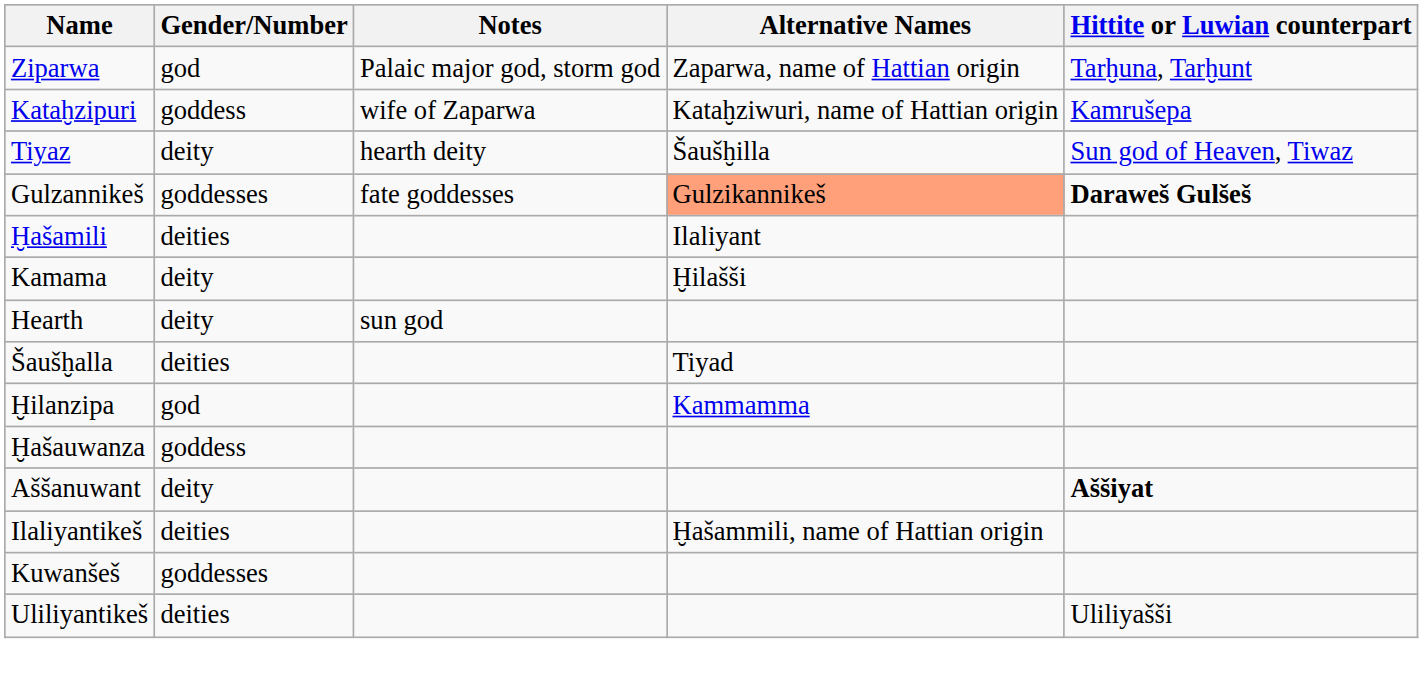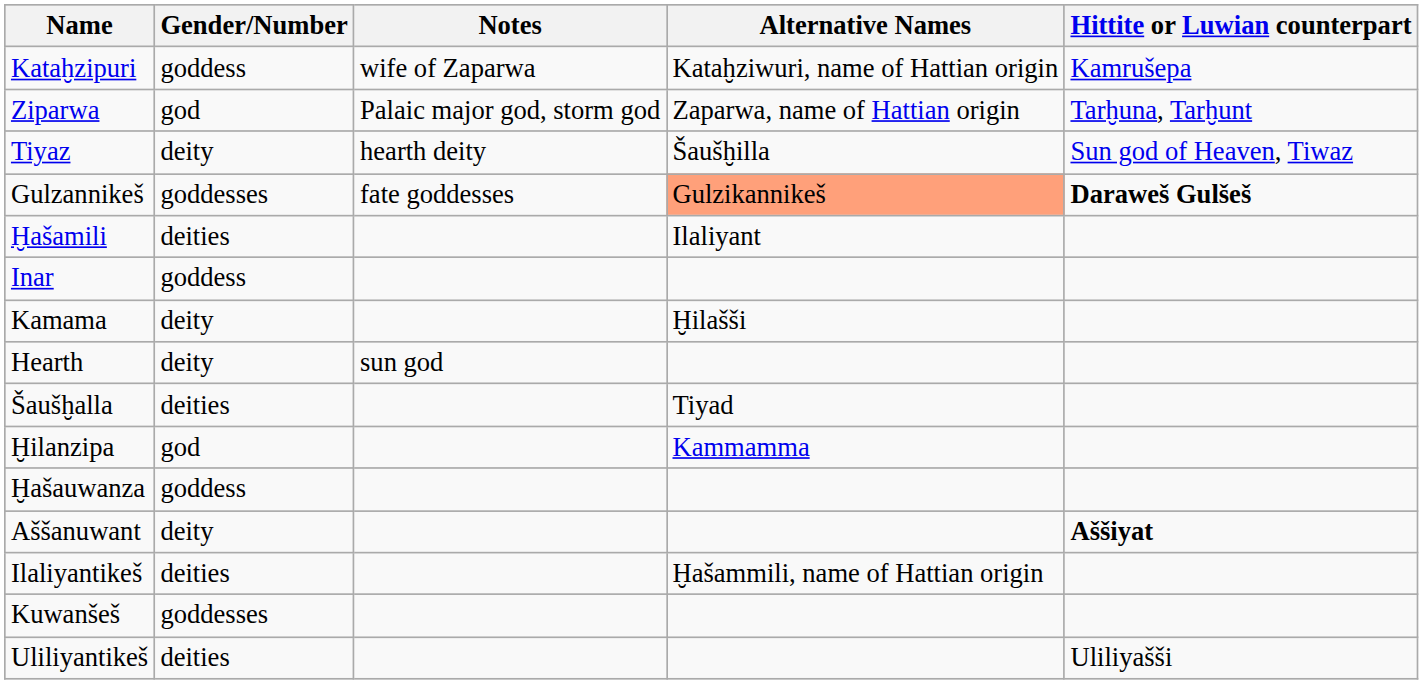rows swapped: (55, 67) <-> (74, 109)
+ row: (32, 278)
